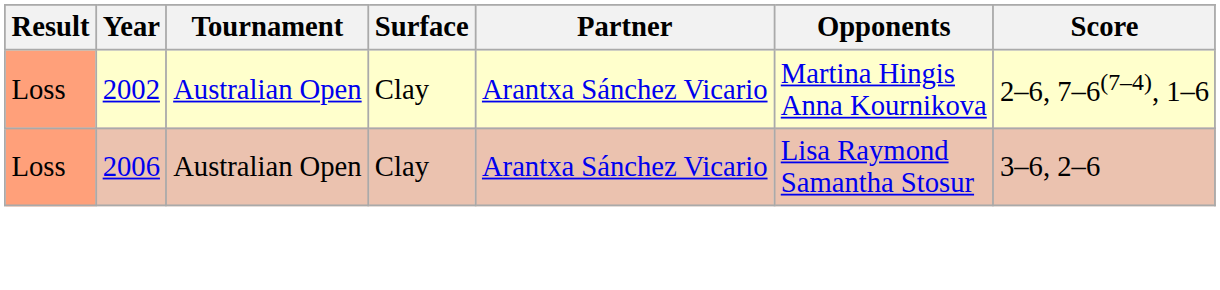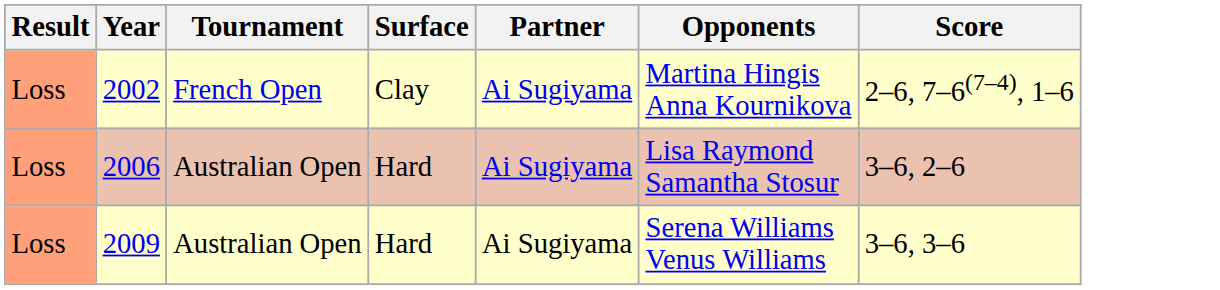(267, 88) Australian Open -> (248, 88) French Open
(625, 88) Arantxa Sánchez Vicario -> (557, 88) Ai Sugiyama
(402, 166) Clay -> (403, 166) Hard
(625, 166) Arantxa Sánchez Vicario -> (557, 166) Ai Sugiyama
+ row: (131, 244)
